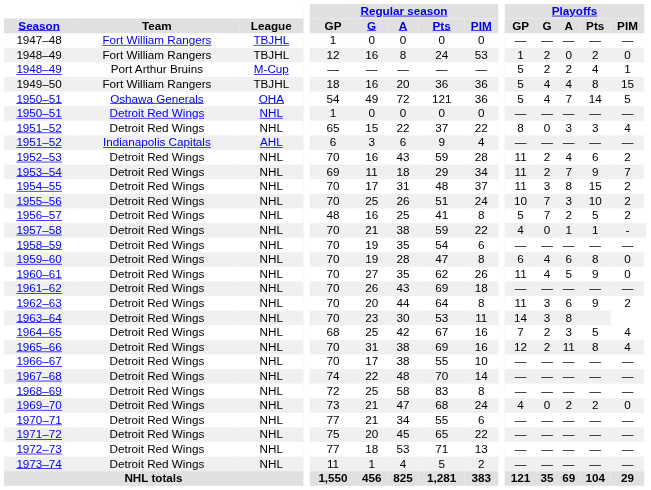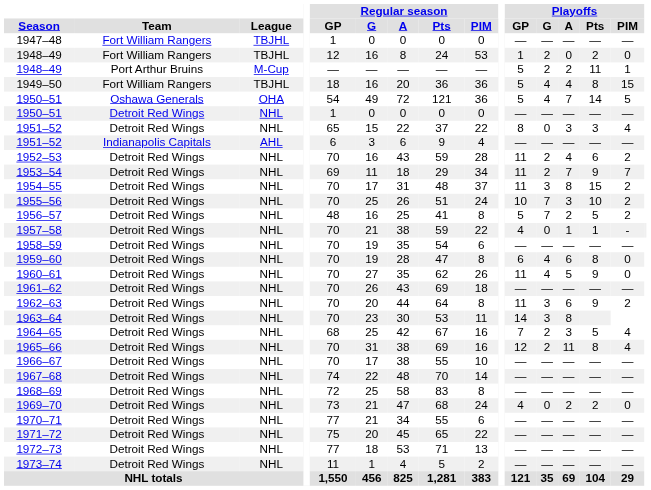(595, 69) 4 -> (595, 69) 11
